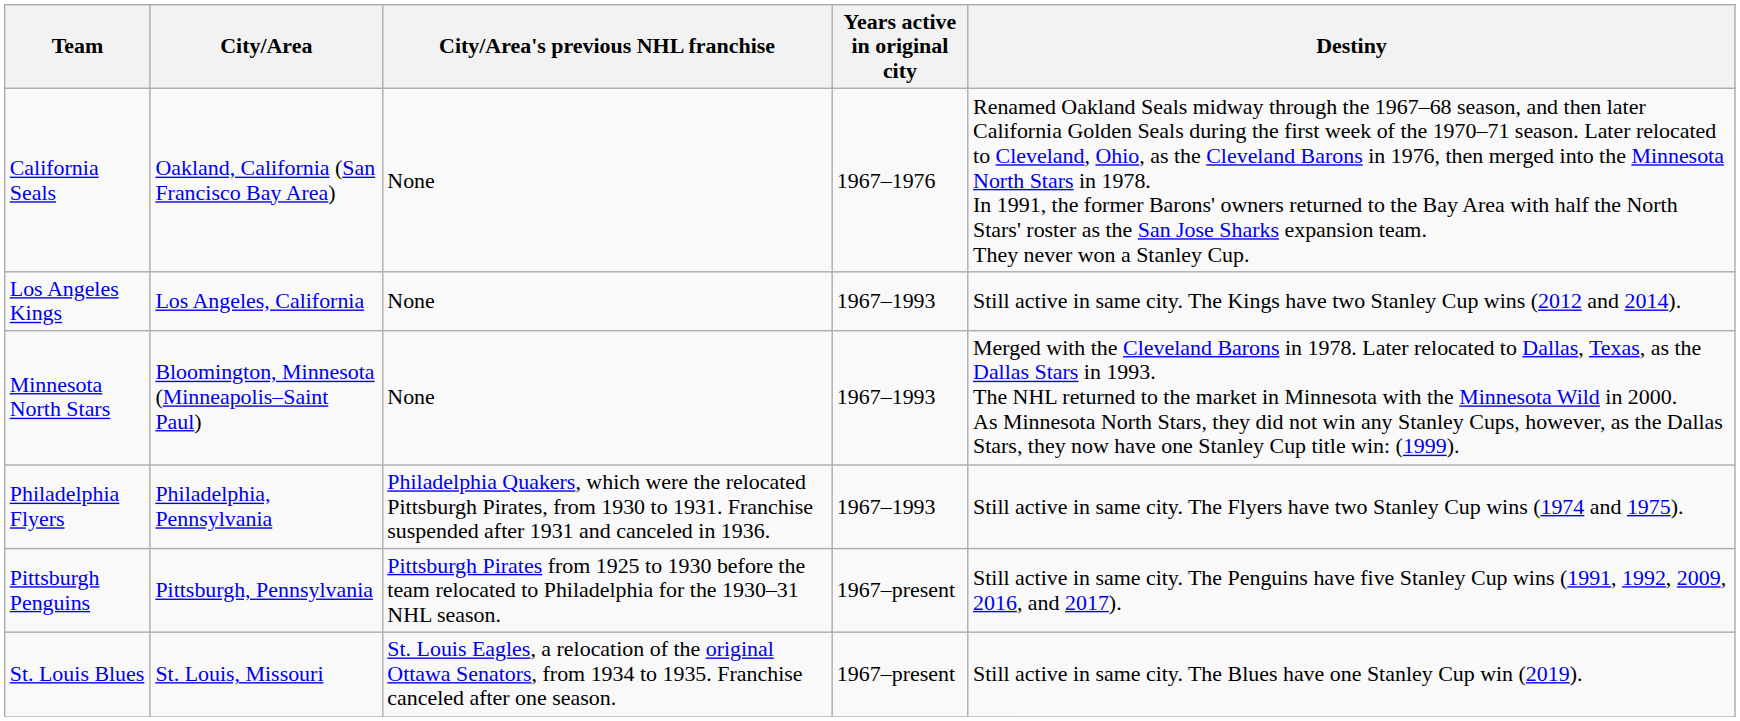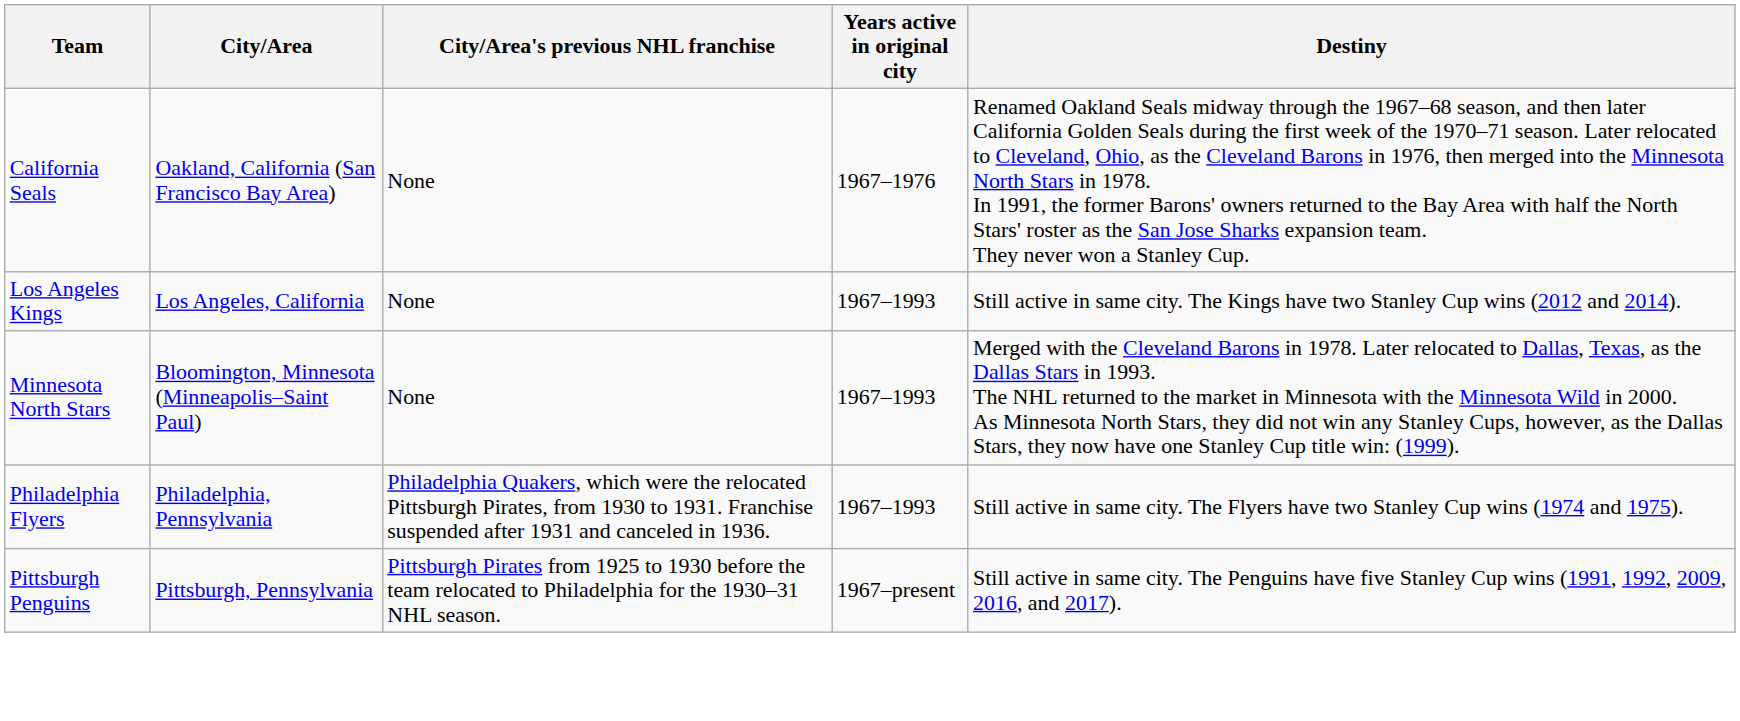- row: (77, 674)
